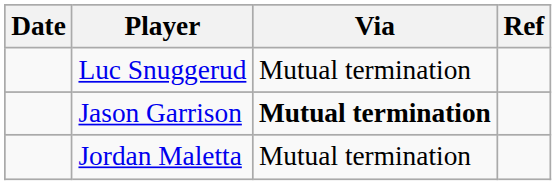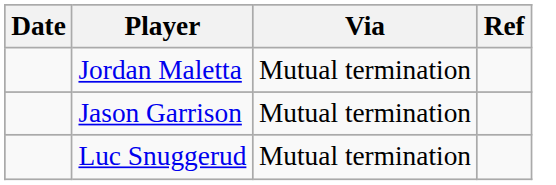rows swapped: (160, 156) <-> (162, 69)
(375, 112) bold -> (365, 112) normal
